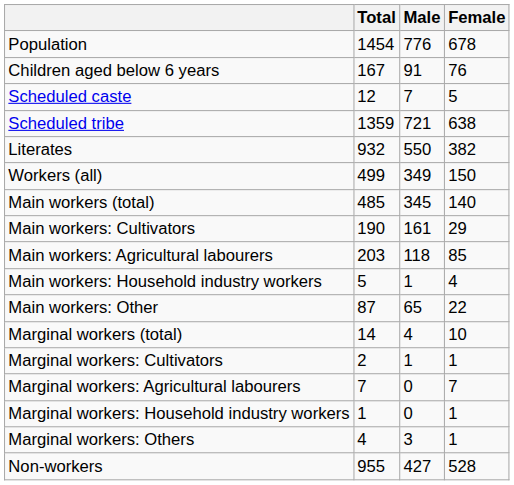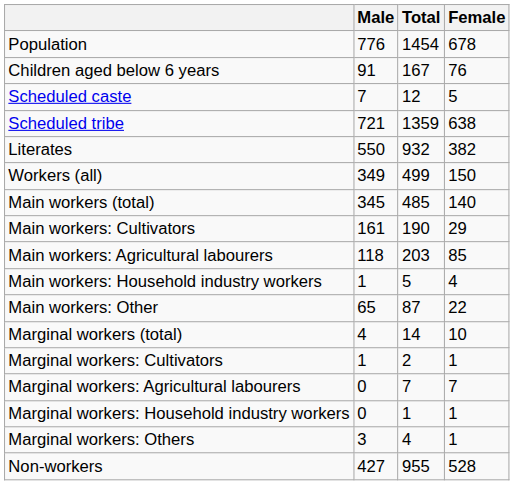columns swapped: (377, 17) <-> (422, 17)
